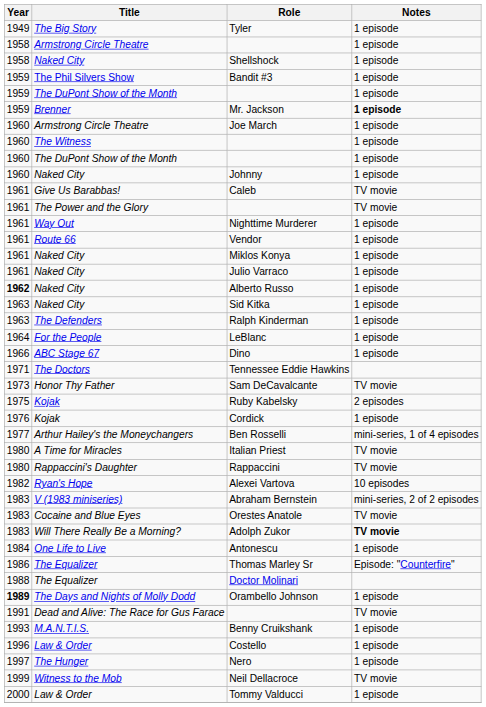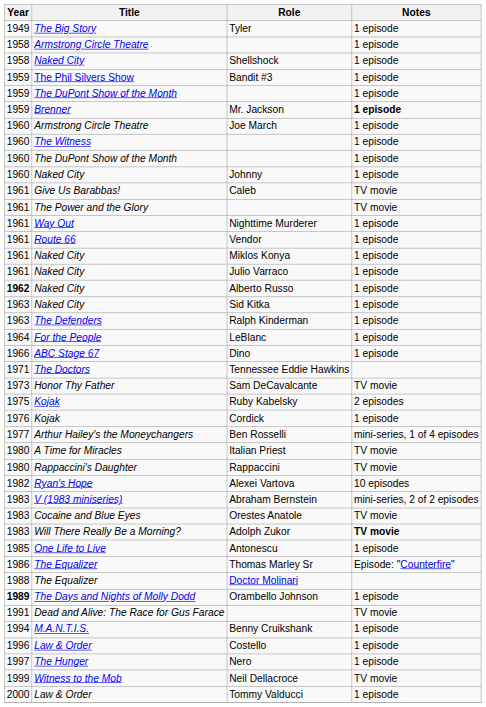(18, 548) 1984 -> (18, 548) 1985
(18, 629) 1993 -> (18, 629) 1994
